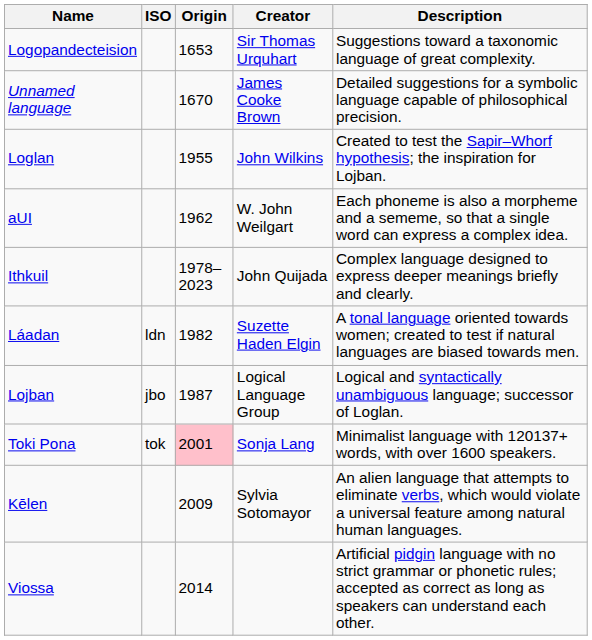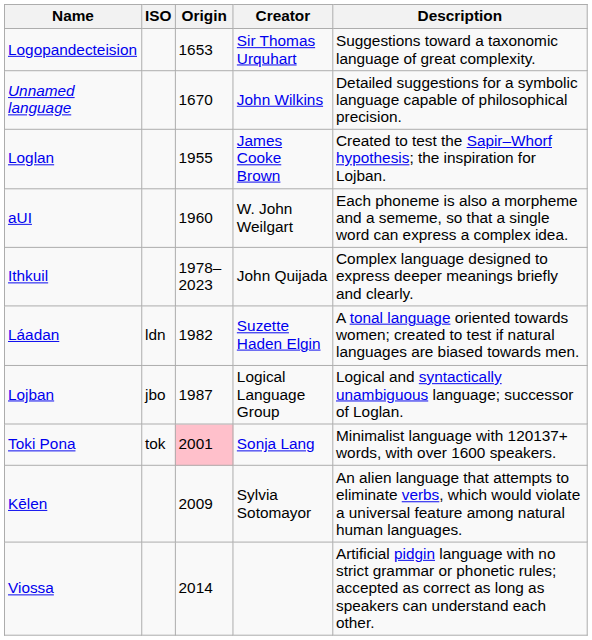(259, 99) James Cooke Brown -> (280, 99) John Wilkins
(280, 158) John Wilkins -> (259, 158) James Cooke Brown
(196, 217) 1962 -> (196, 217) 1960
